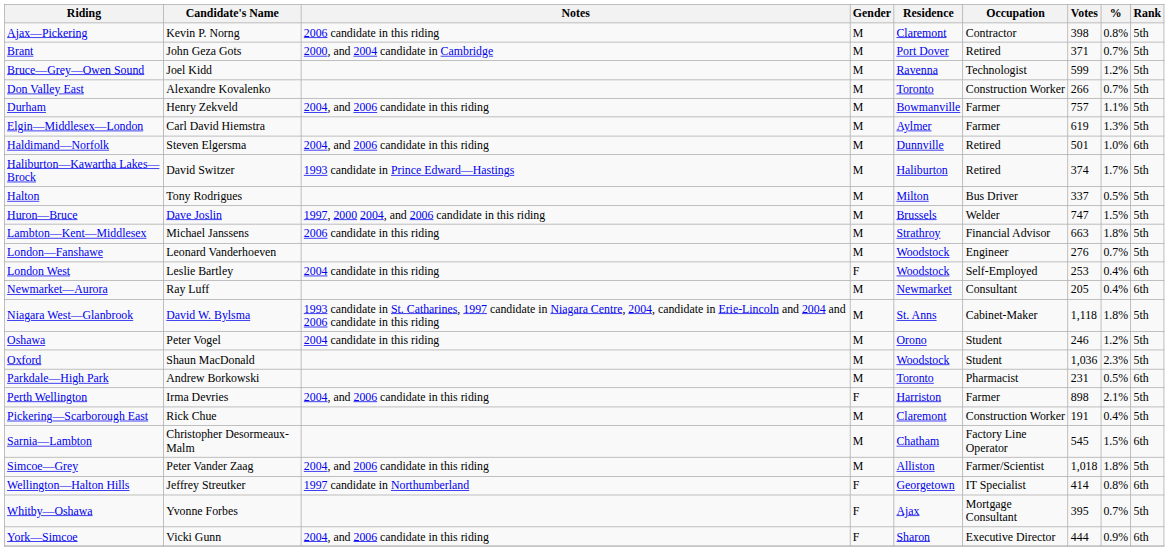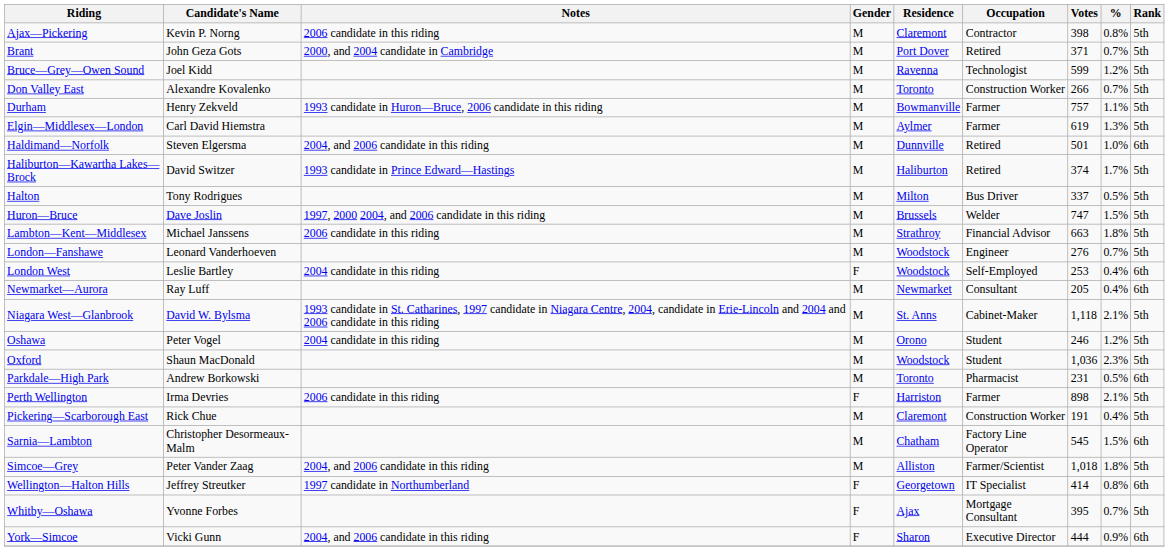(396, 107) 2004, and 2006 candidate in this riding -> (453, 107) 1993 candidate in Huron—Bruce, 2006 candidate in this riding
(1116, 315) 1.8% -> (1116, 315) 2.1%
(396, 397) 2004, and 2006 candidate in this riding -> (372, 397) 2006 candidate in this riding
